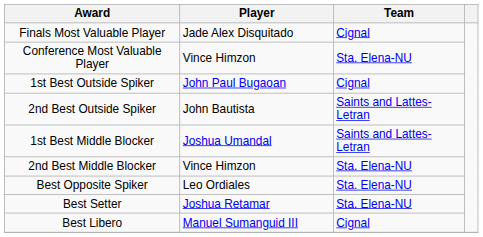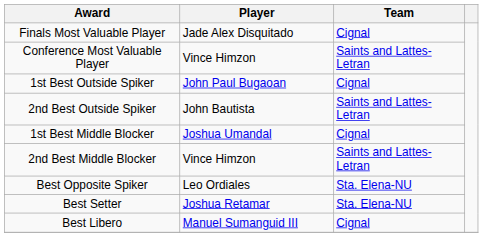(374, 58) Sta. Elena-NU -> (384, 58) Saints and Lattes-Letran
(384, 141) Saints and Lattes-Letran -> (353, 134) Cignal
(374, 166) Sta. Elena-NU -> (384, 159) Saints and Lattes-Letran
